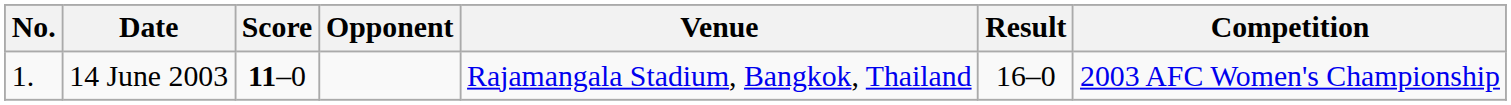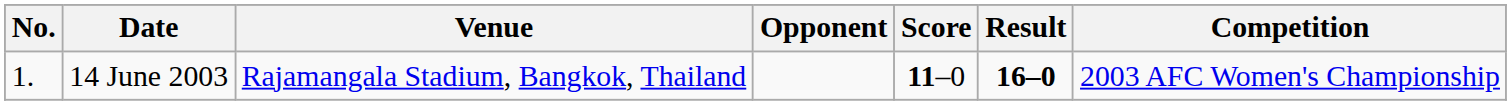columns swapped: (719, 28) <-> (277, 28)
(1026, 75) normal -> (1026, 75) bold
